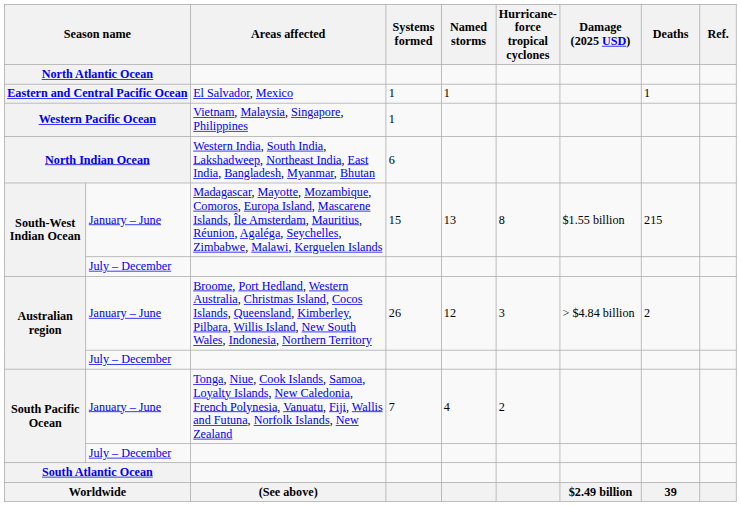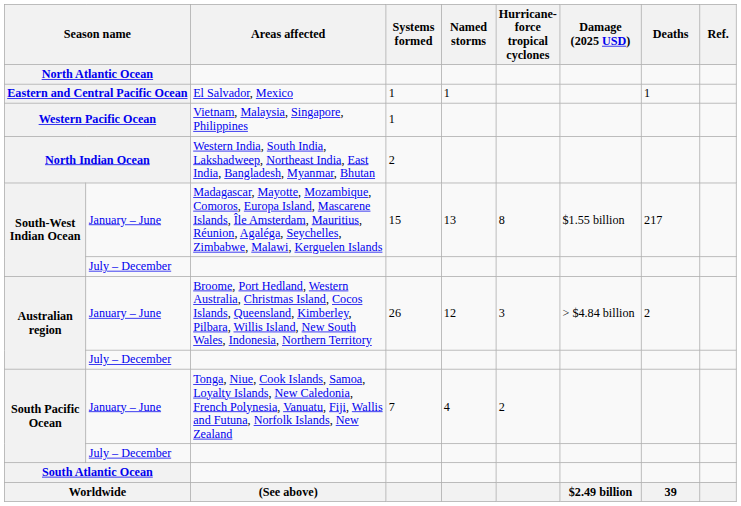(392, 159) 6 -> (392, 159) 2
(653, 220) 215 -> (653, 220) 217
